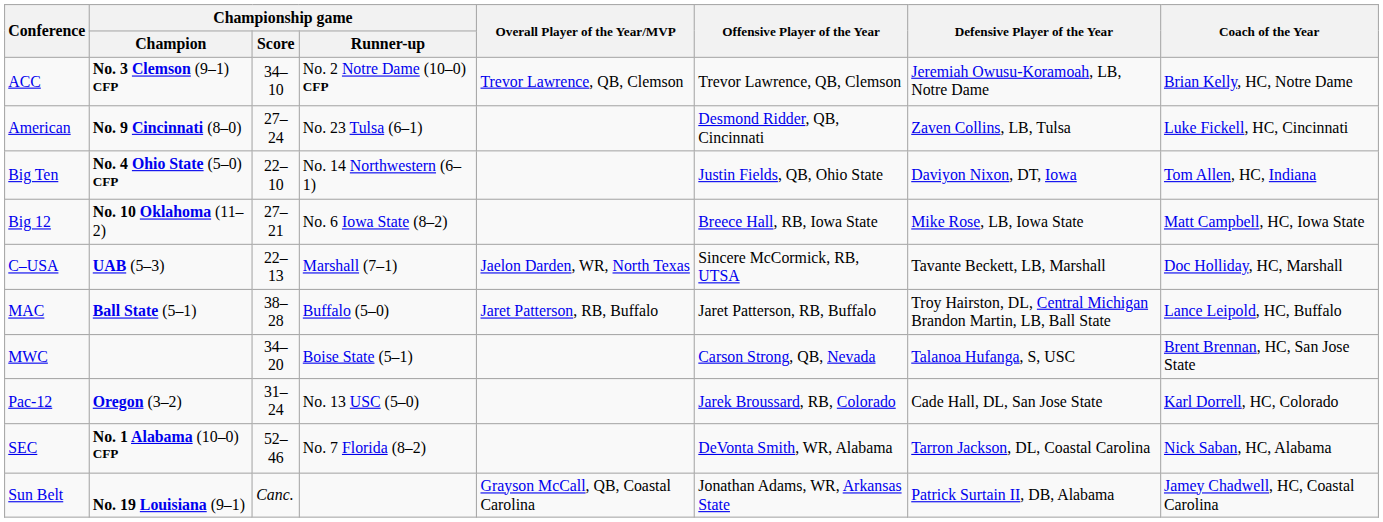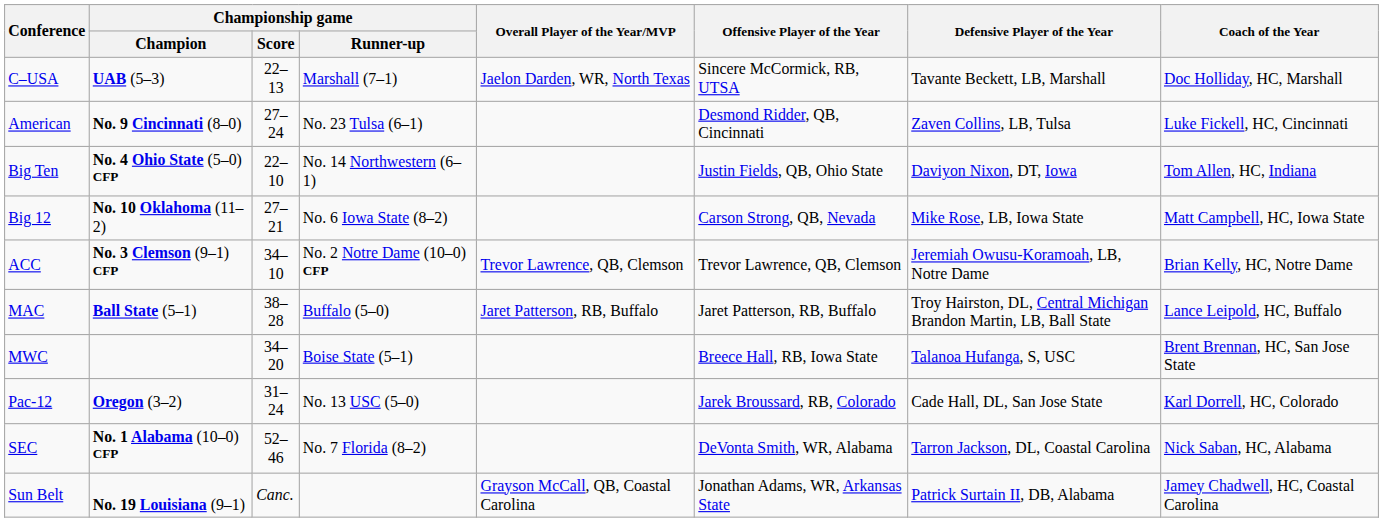rows swapped: (25, 81) <-> (33, 267)
(788, 222) Breece Hall, RB, Iowa State -> (787, 218) Carson Strong, QB, Nevada
(787, 356) Carson Strong, QB, Nevada -> (788, 356) Breece Hall, RB, Iowa State
